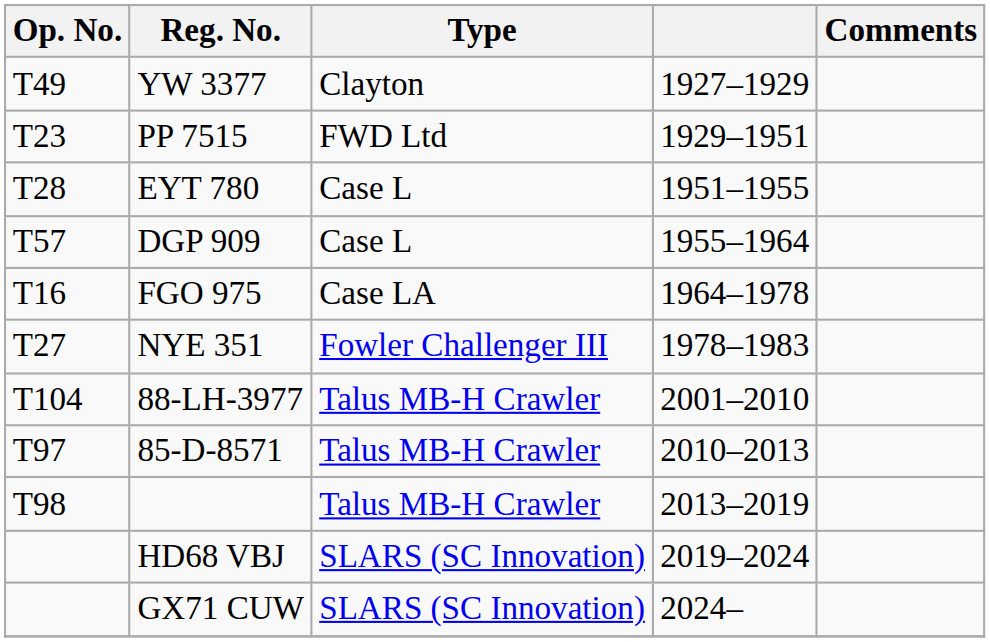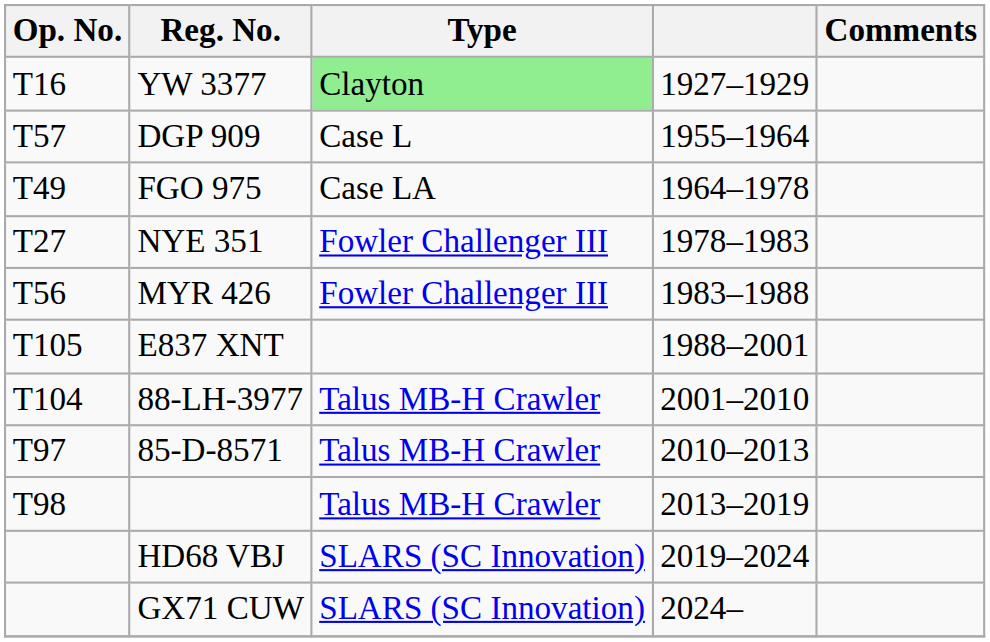(39, 83) T49 -> (39, 83) T16
(372, 83) no background -> (372, 83) lightgreen background
- row: (193, 135)
- row: (198, 188)
(39, 293) T16 -> (39, 188) T49
+ row: (204, 293)
+ row: (211, 345)
